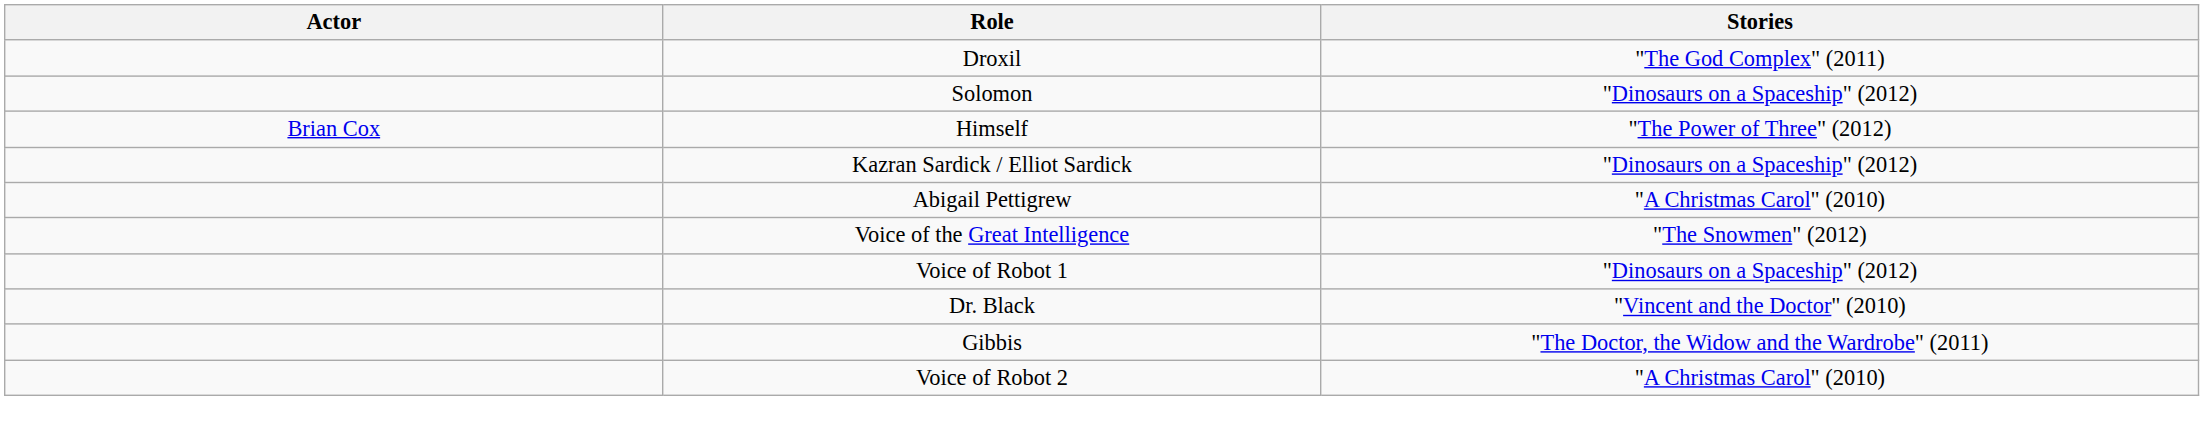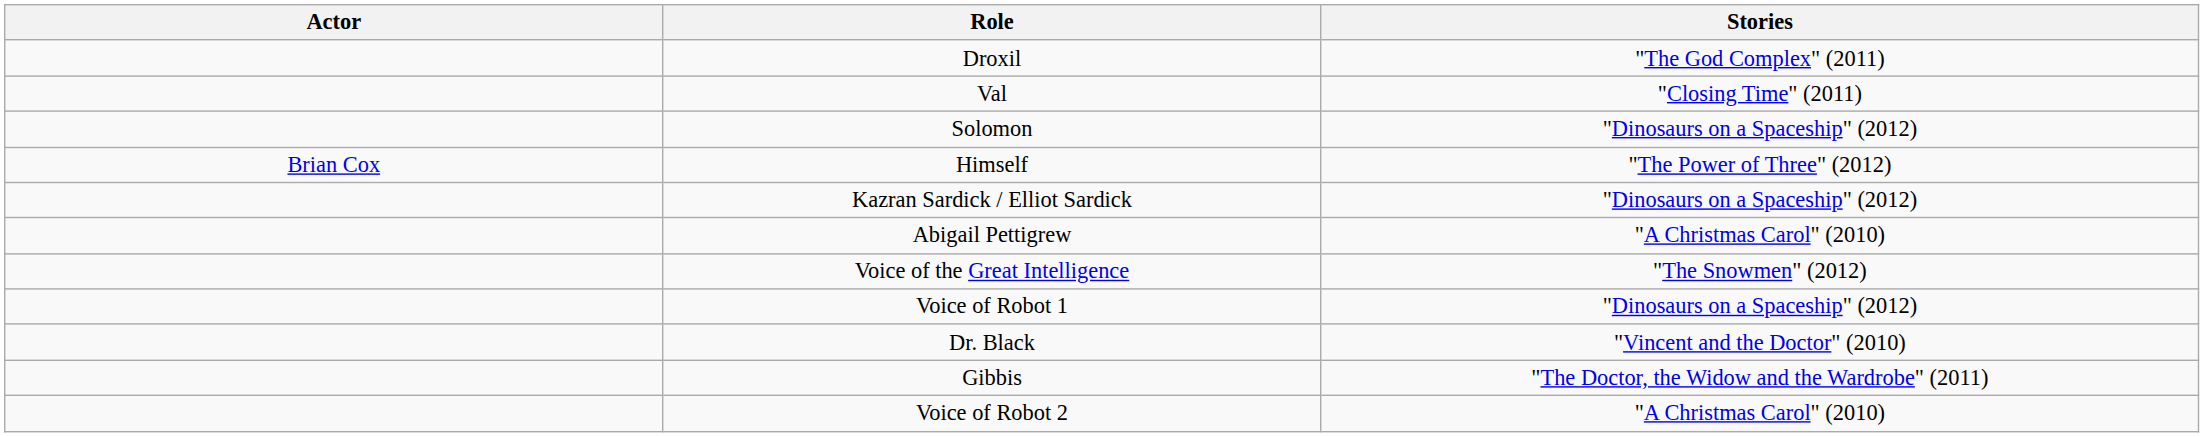+ row: (992, 93)
